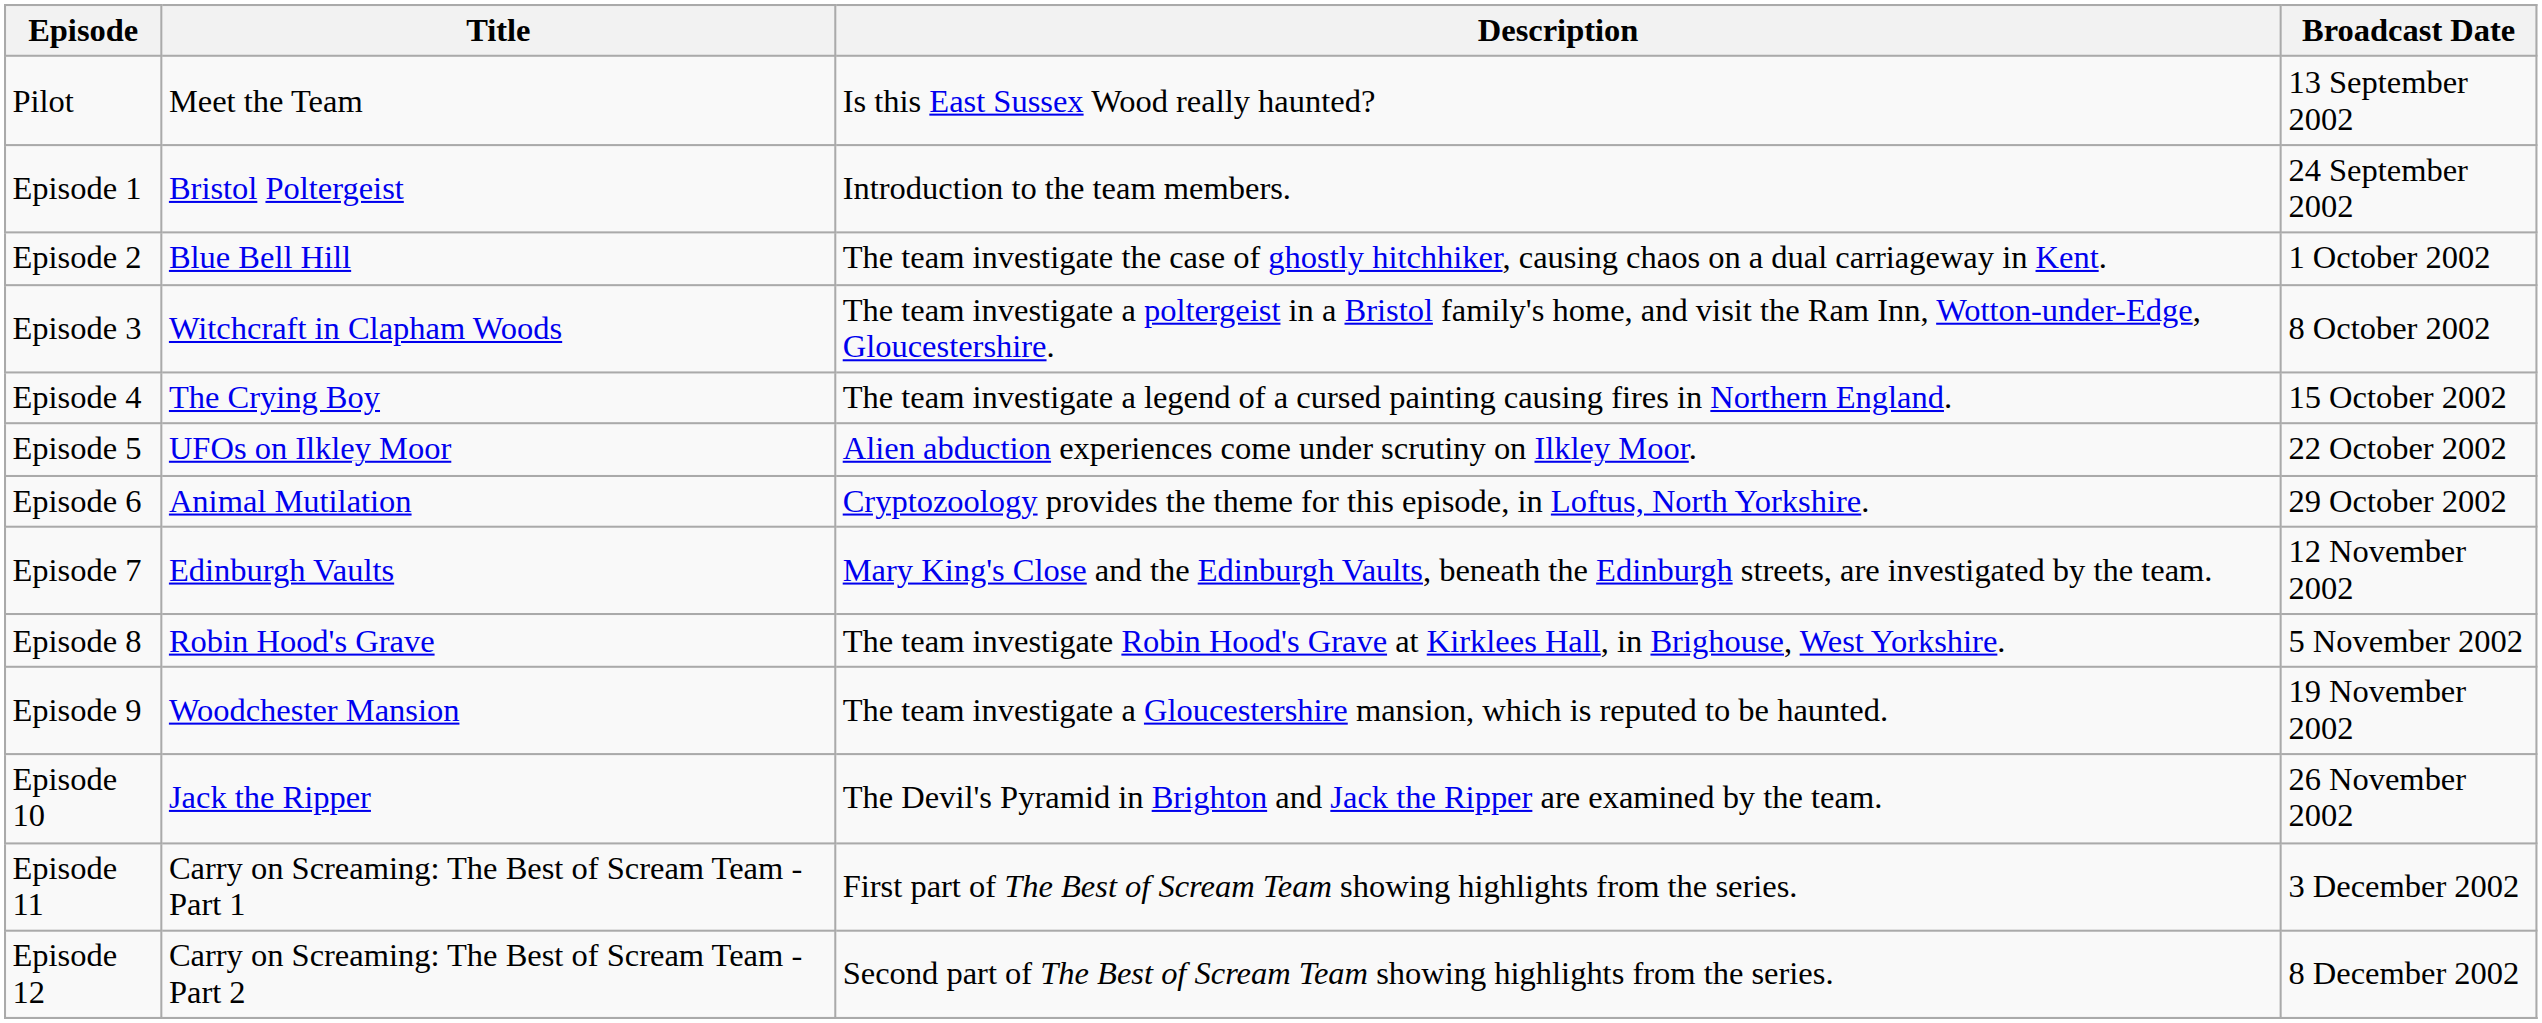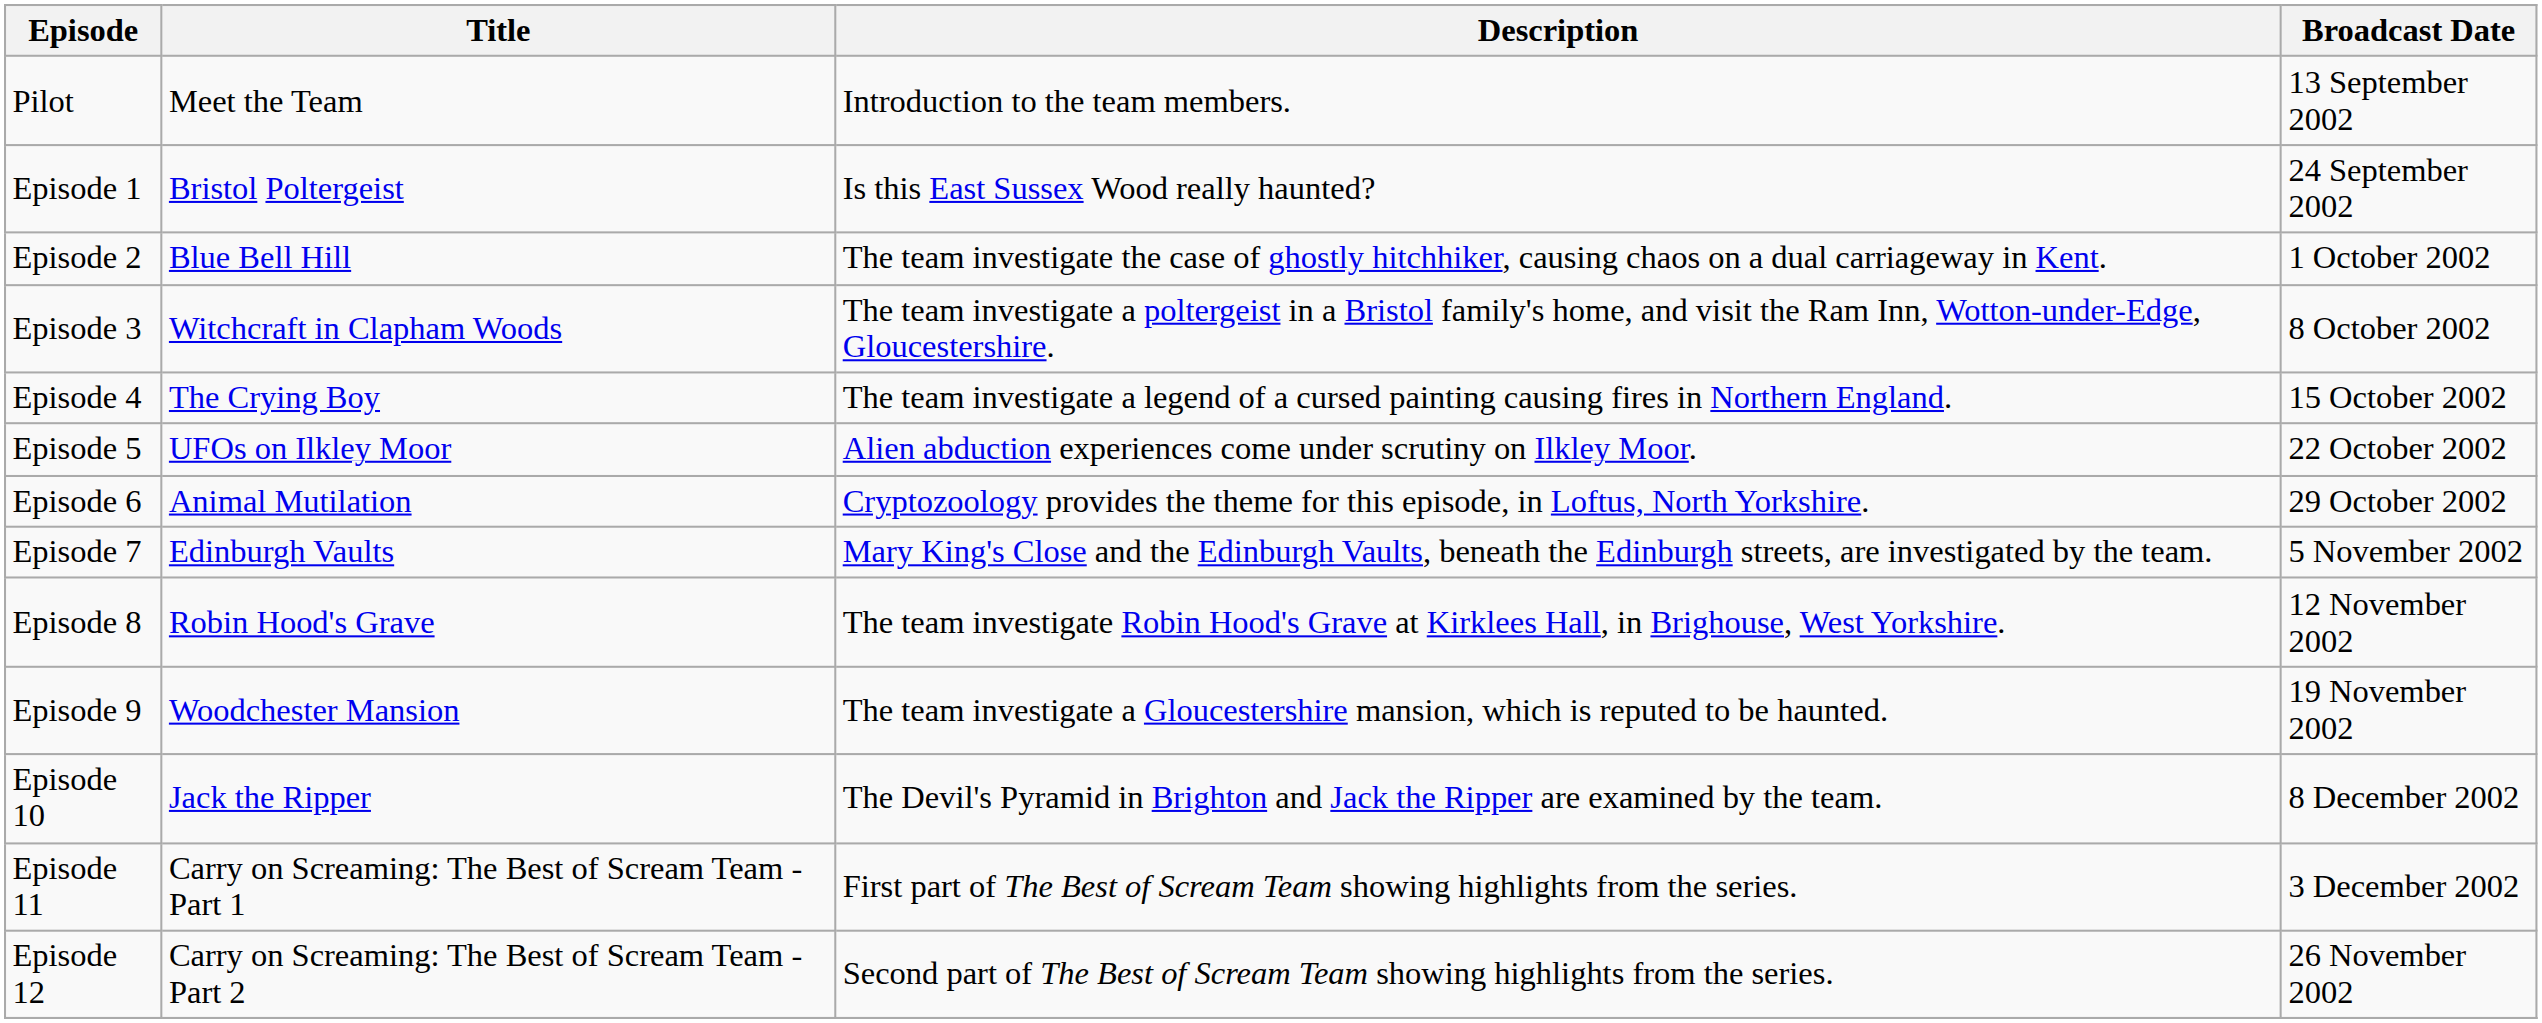(1109, 100) Is this East Sussex Wood really haunted? -> (1067, 100) Introduction to the team members.
(1067, 188) Introduction to the team members. -> (1109, 188) Is this East Sussex Wood really haunted?
(2377, 570) 12 November 2002 -> (2406, 551) 5 November 2002
(2406, 640) 5 November 2002 -> (2377, 621) 12 November 2002
(2377, 797) 26 November 2002 -> (2404, 797) 8 December 2002
(2404, 973) 8 December 2002 -> (2377, 973) 26 November 2002
